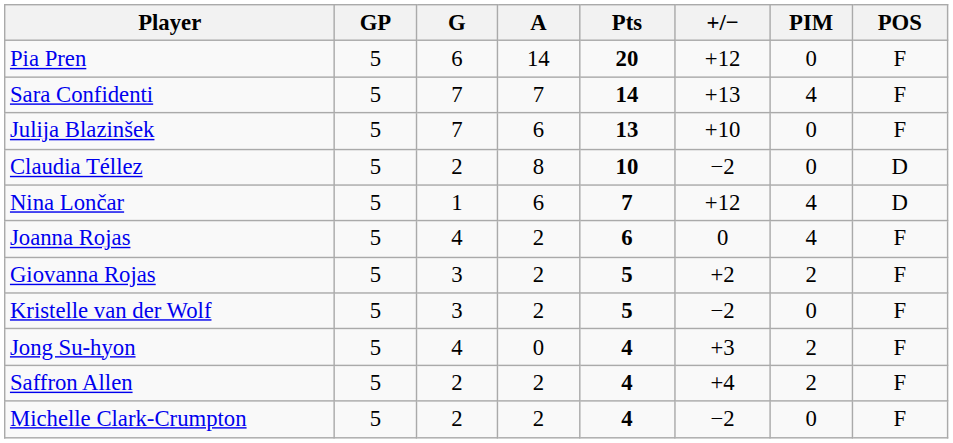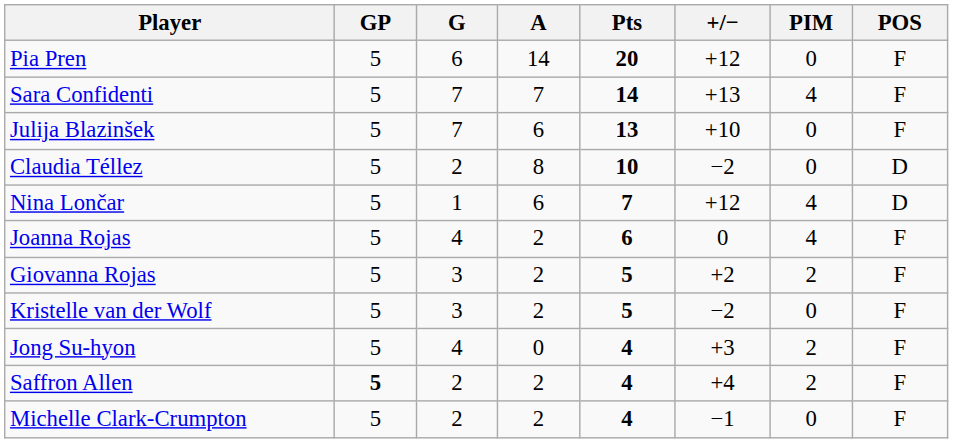(375, 382) normal -> (375, 382) bold
(723, 418) −2 -> (723, 418) −1
